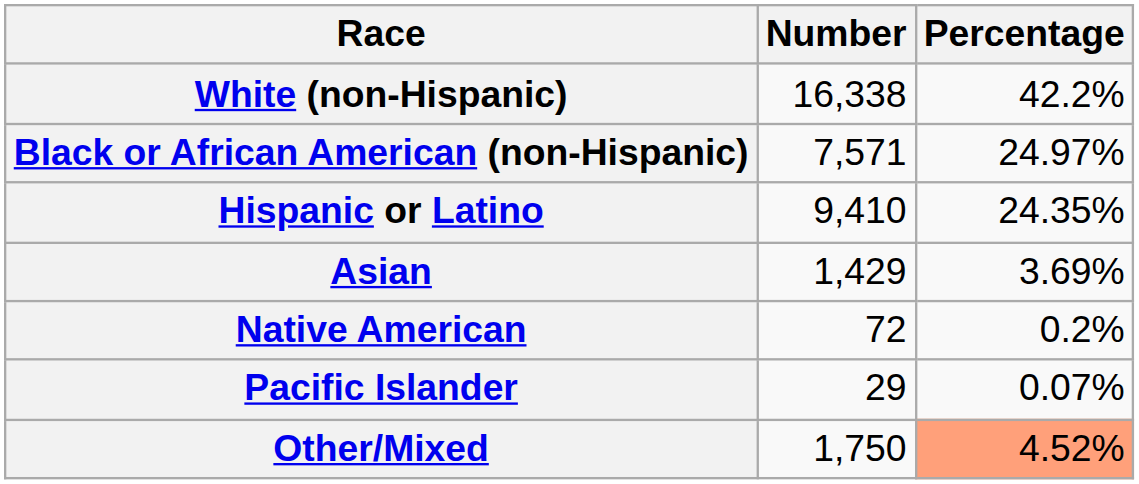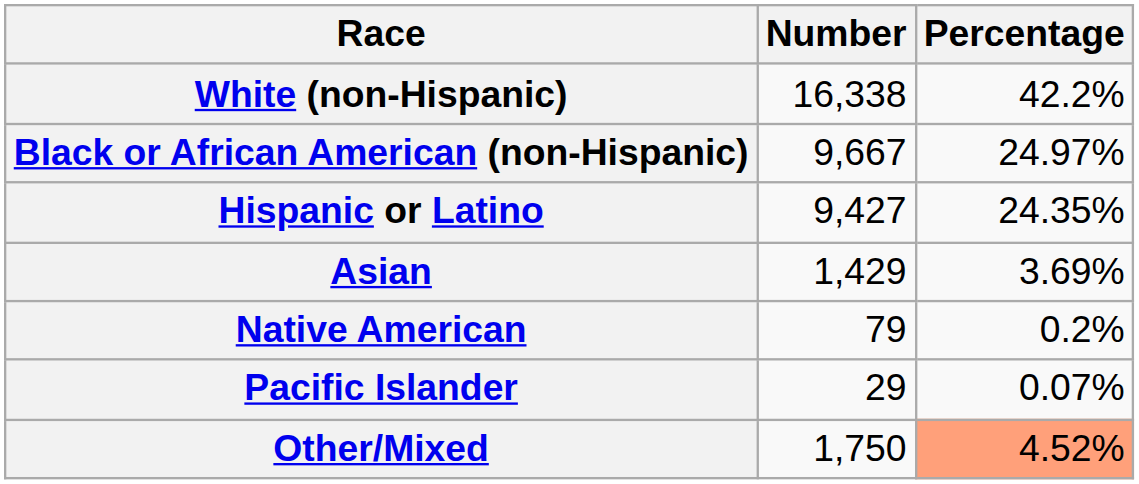(860, 152) 7,571 -> (860, 152) 9,667
(860, 211) 9,410 -> (860, 211) 9,427
(886, 329) 72 -> (886, 329) 79
